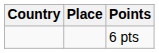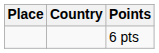columns swapped: (85, 15) <-> (34, 15)
